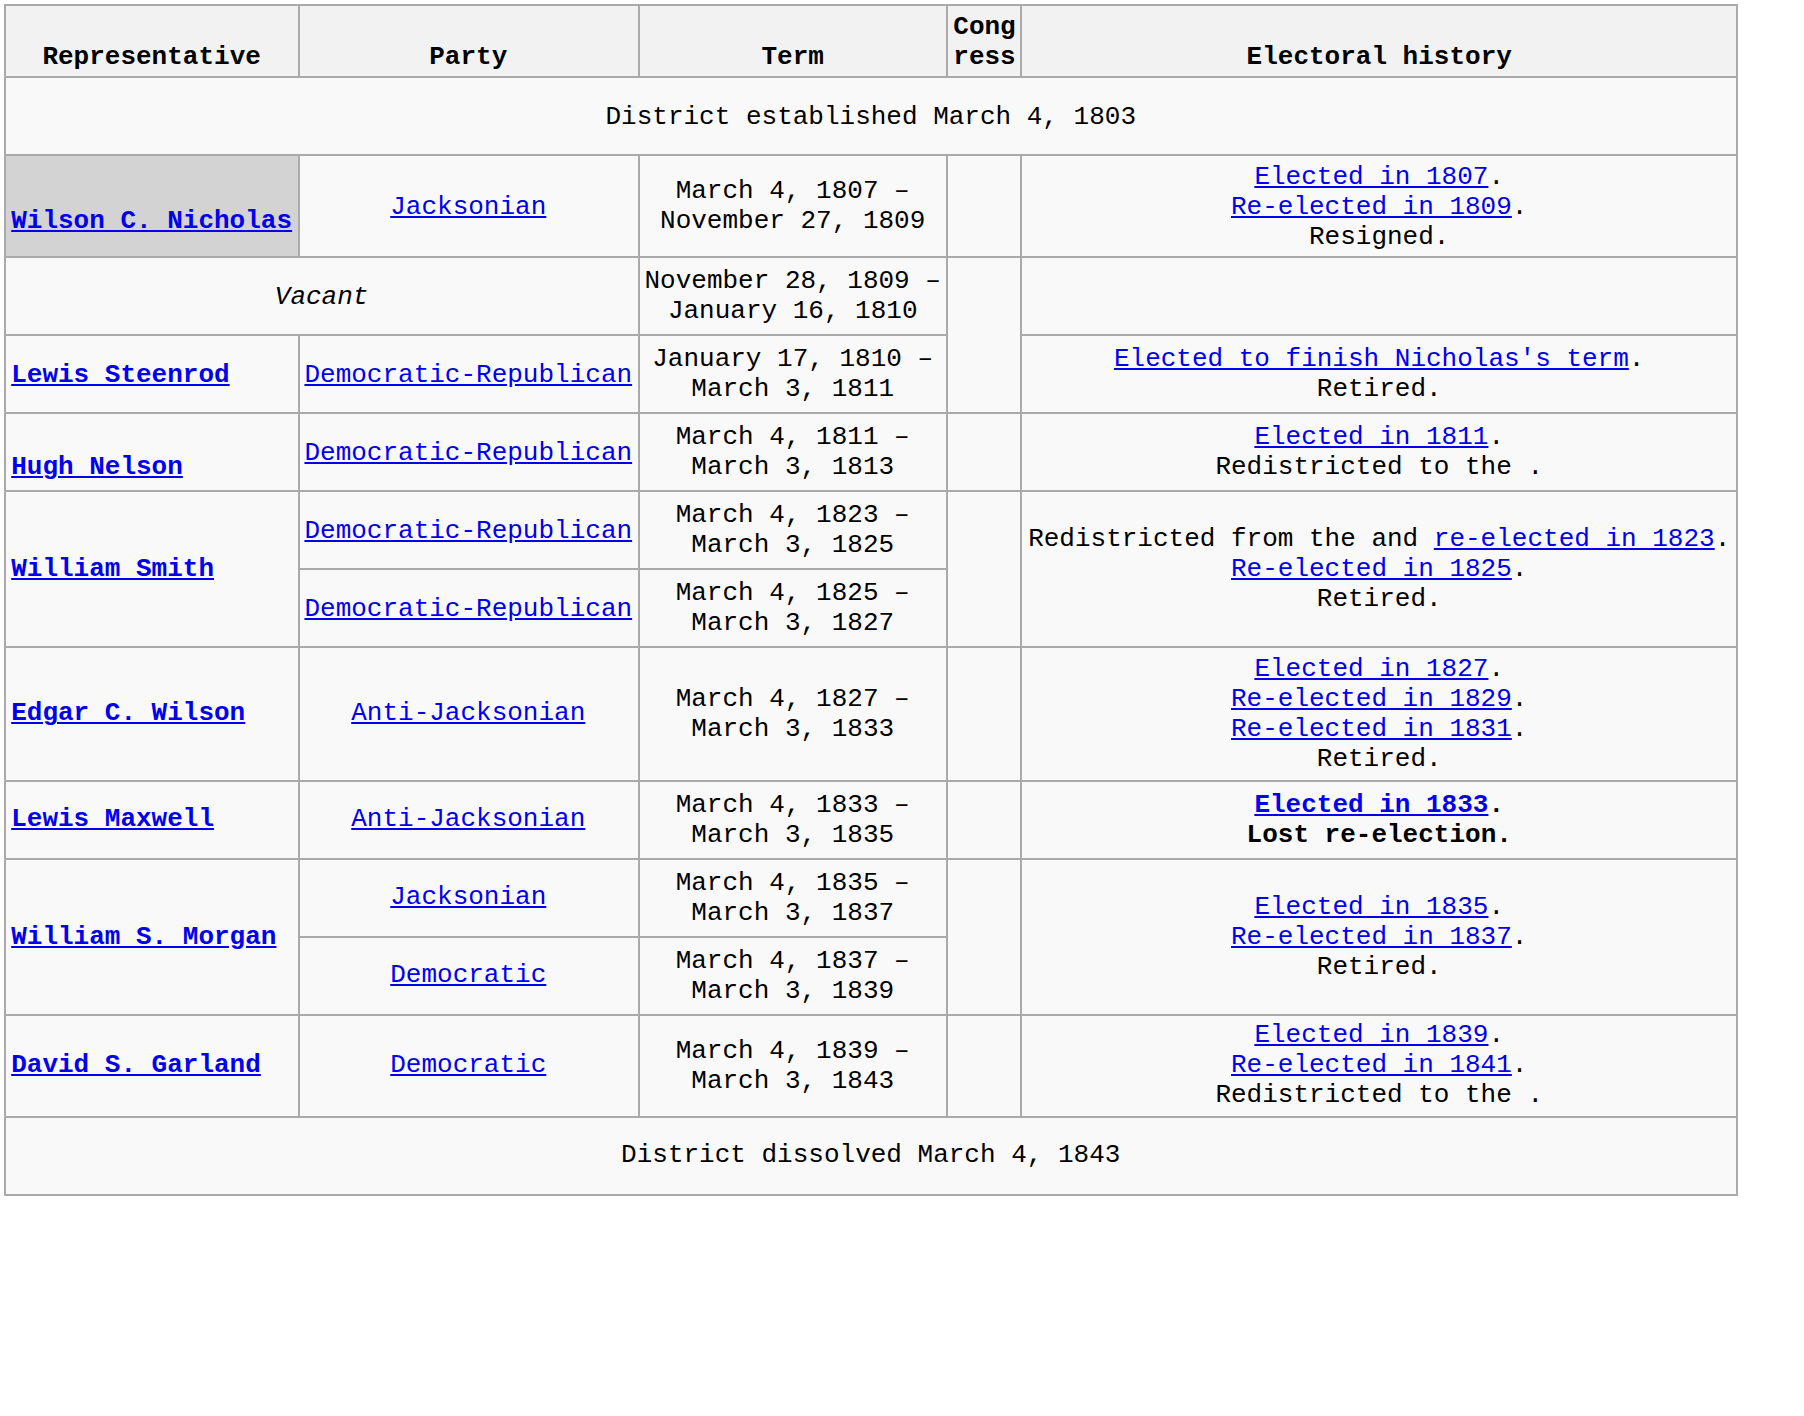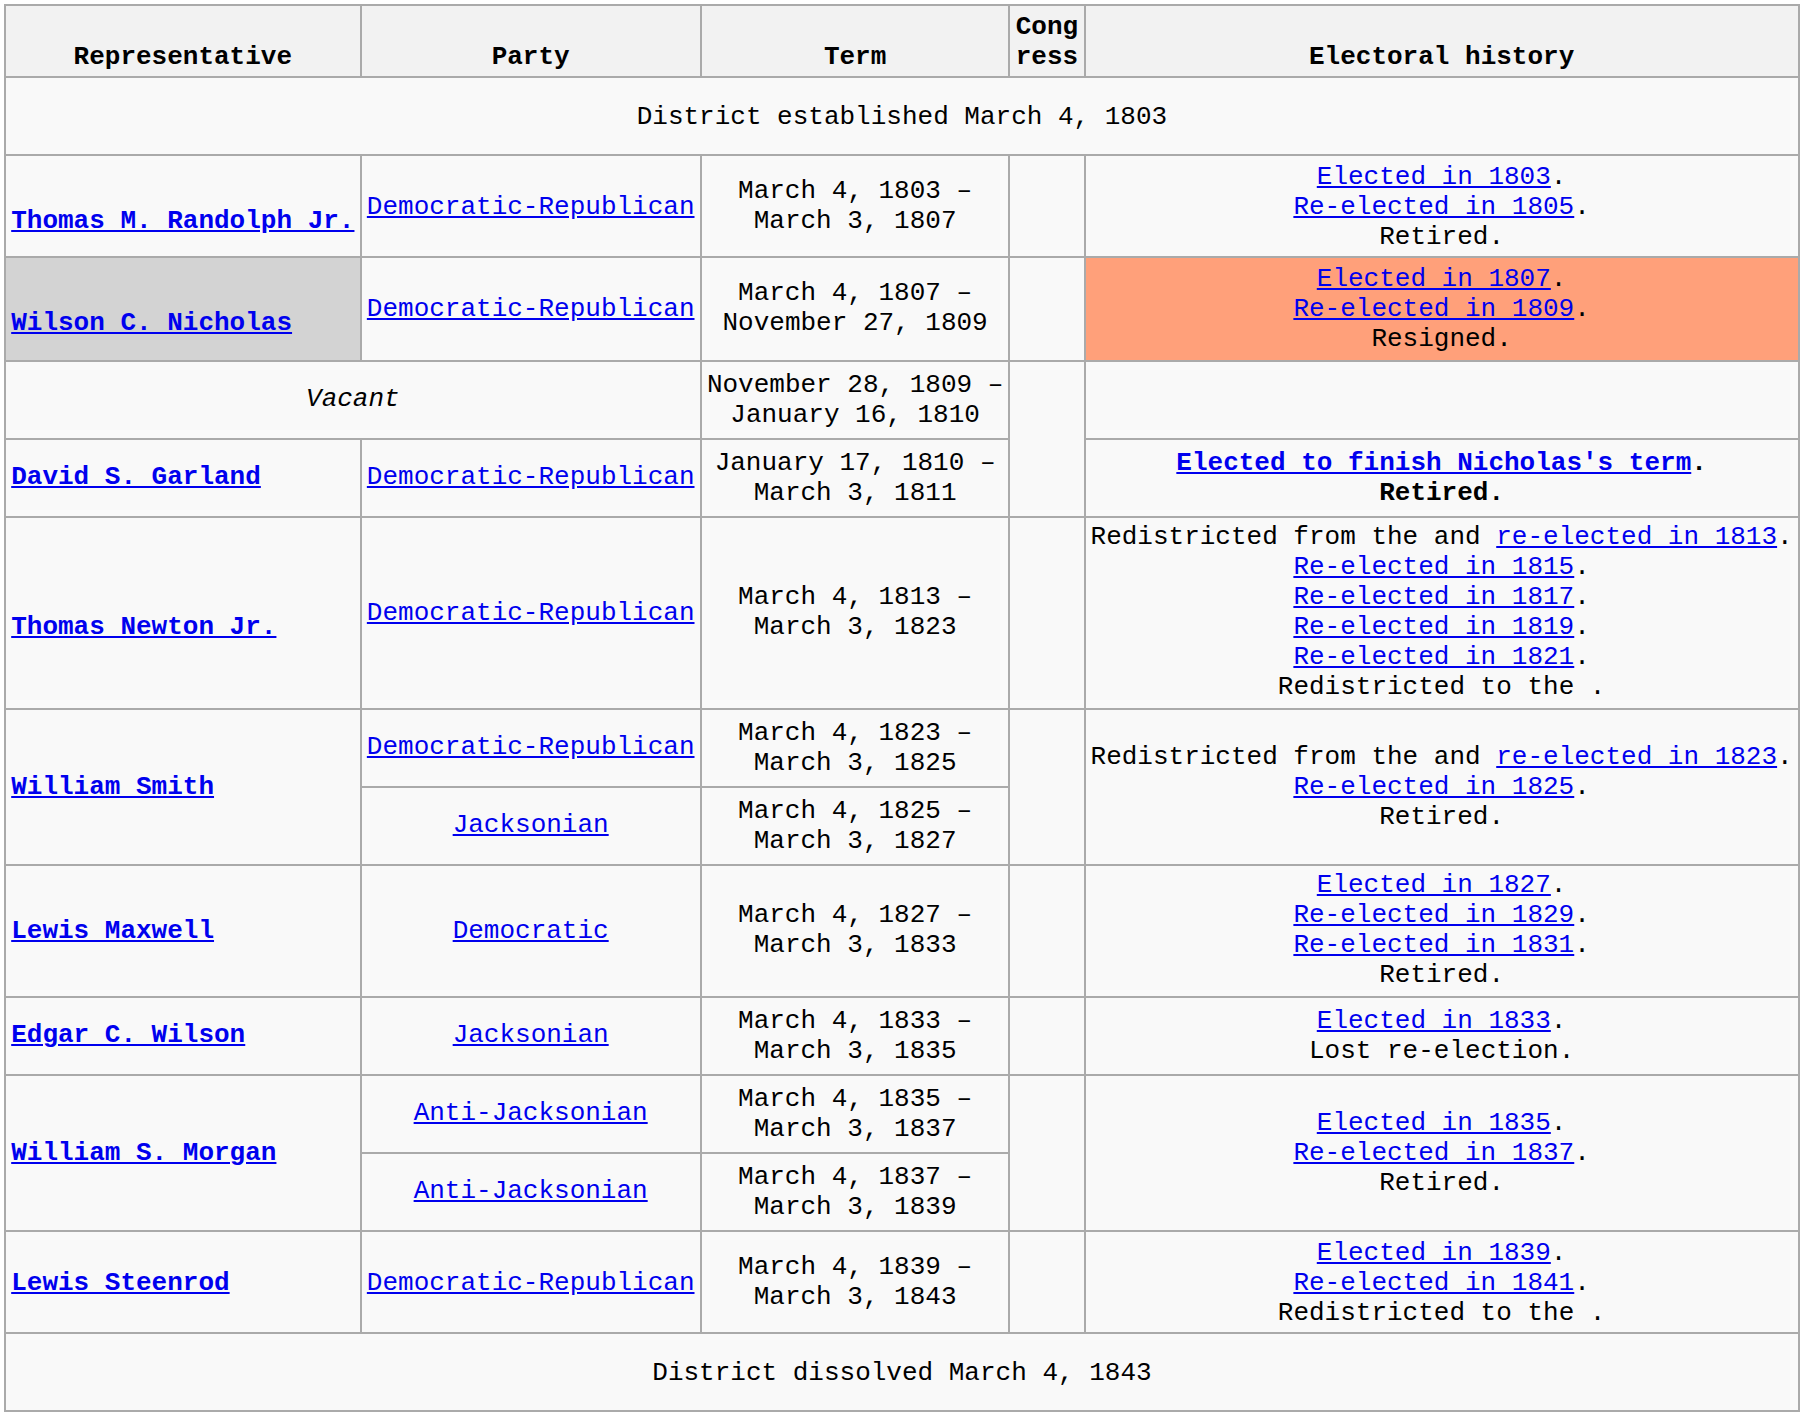+ row: (855, 207)
(468, 207) Jacksonian -> (531, 309) Democratic-Republican
(1379, 207) no background -> (1442, 309) lightsalmon background
(120, 375) Lewis Steenrod -> (136, 477) David S. Garland
(1379, 375) normal -> (1442, 477) bold
- row: (793, 453)
+ row: (855, 612)
(468, 609) Democratic-Republican -> (531, 826) Jacksonian
(128, 714) Edgar C. Wilson -> (113, 931) Lewis Maxwell
(468, 714) Anti-Jacksonian -> (531, 931) Democratic
(113, 819) Lewis Maxwell -> (128, 1036) Edgar C. Wilson
(468, 819) Anti-Jacksonian -> (531, 1036) Jacksonian
(1379, 819) bold -> (1442, 1036) normal
(468, 897) Jacksonian -> (531, 1114) Anti-Jacksonian
(468, 975) Democratic -> (531, 1192) Anti-Jacksonian
(136, 1065) David S. Garland -> (120, 1282) Lewis Steenrod
(468, 1065) Democratic -> (531, 1282) Democratic-Republican
